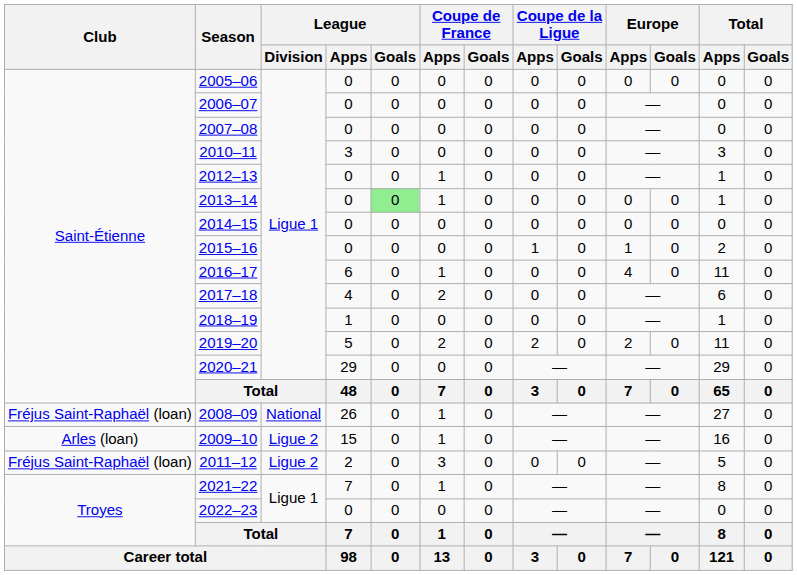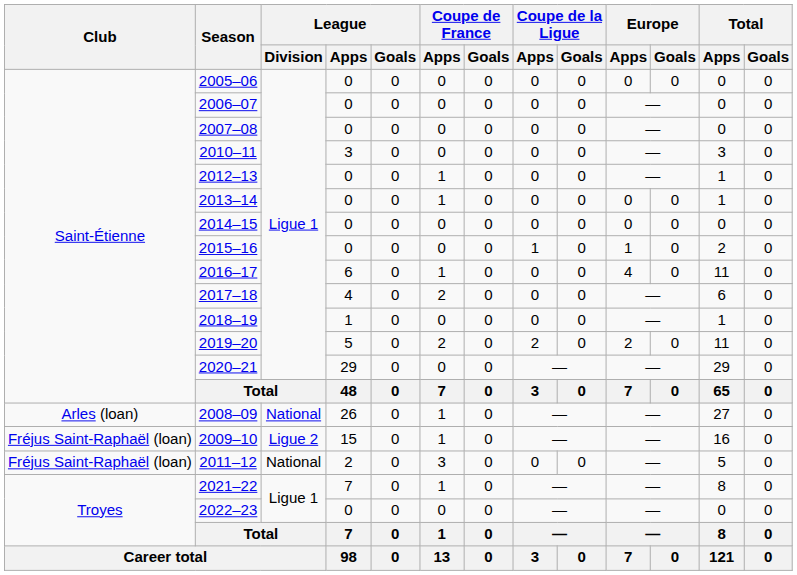(395, 200) lightgreen background -> (395, 200) no background
(100, 414) Fréjus Saint-Raphaël (loan) -> (100, 414) Arles (loan)
(100, 438) Arles (loan) -> (100, 438) Fréjus Saint-Raphaël (loan)
(294, 462) Ligue 2 -> (294, 462) National
